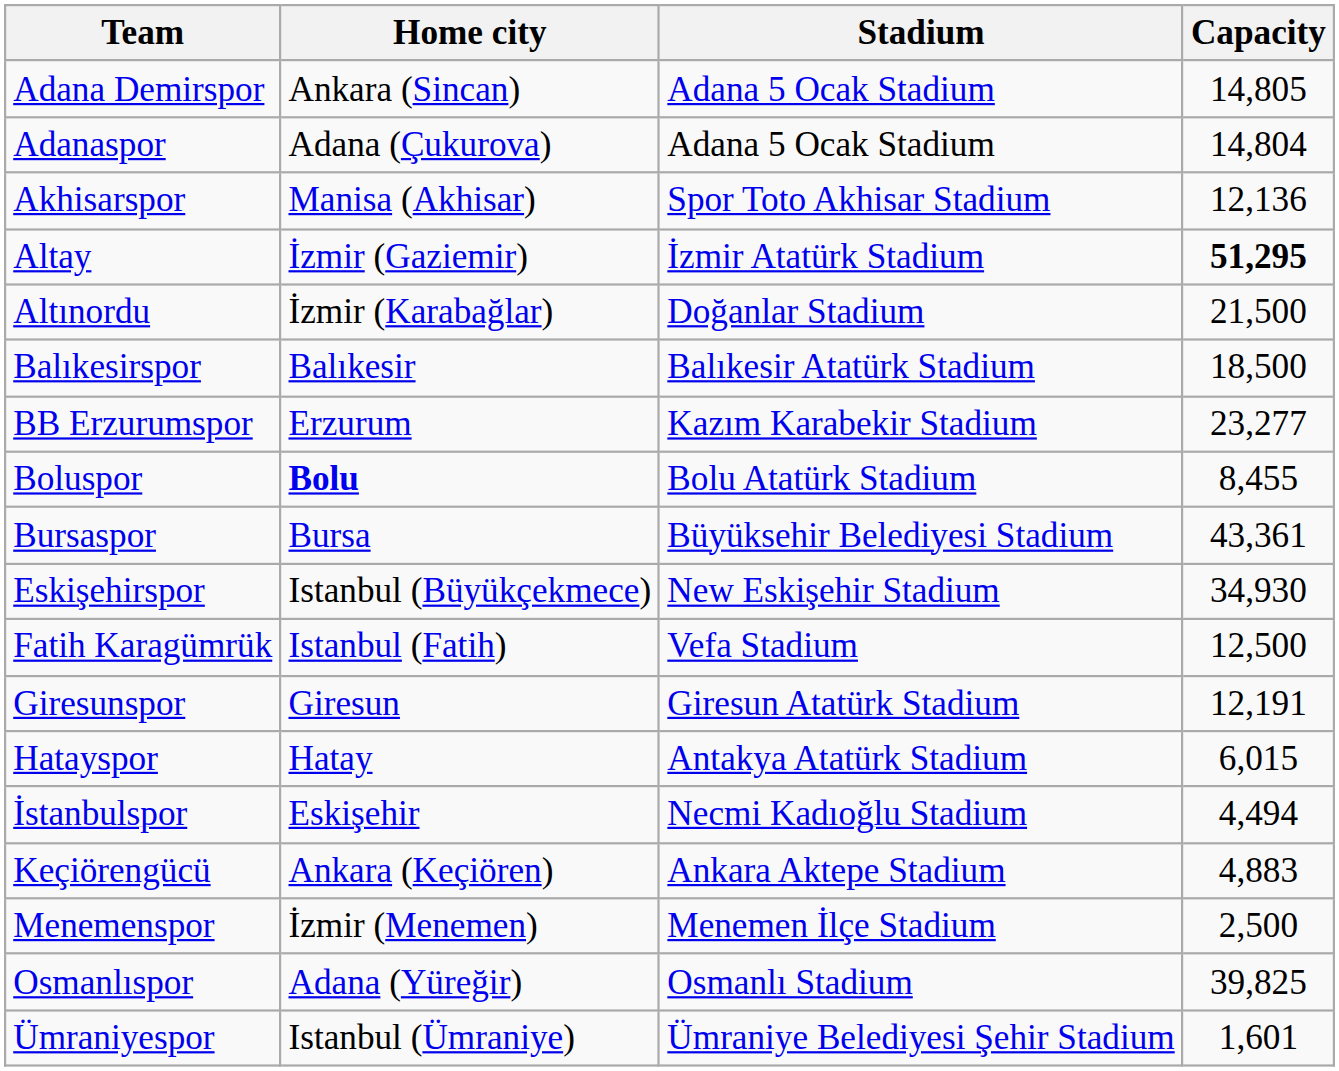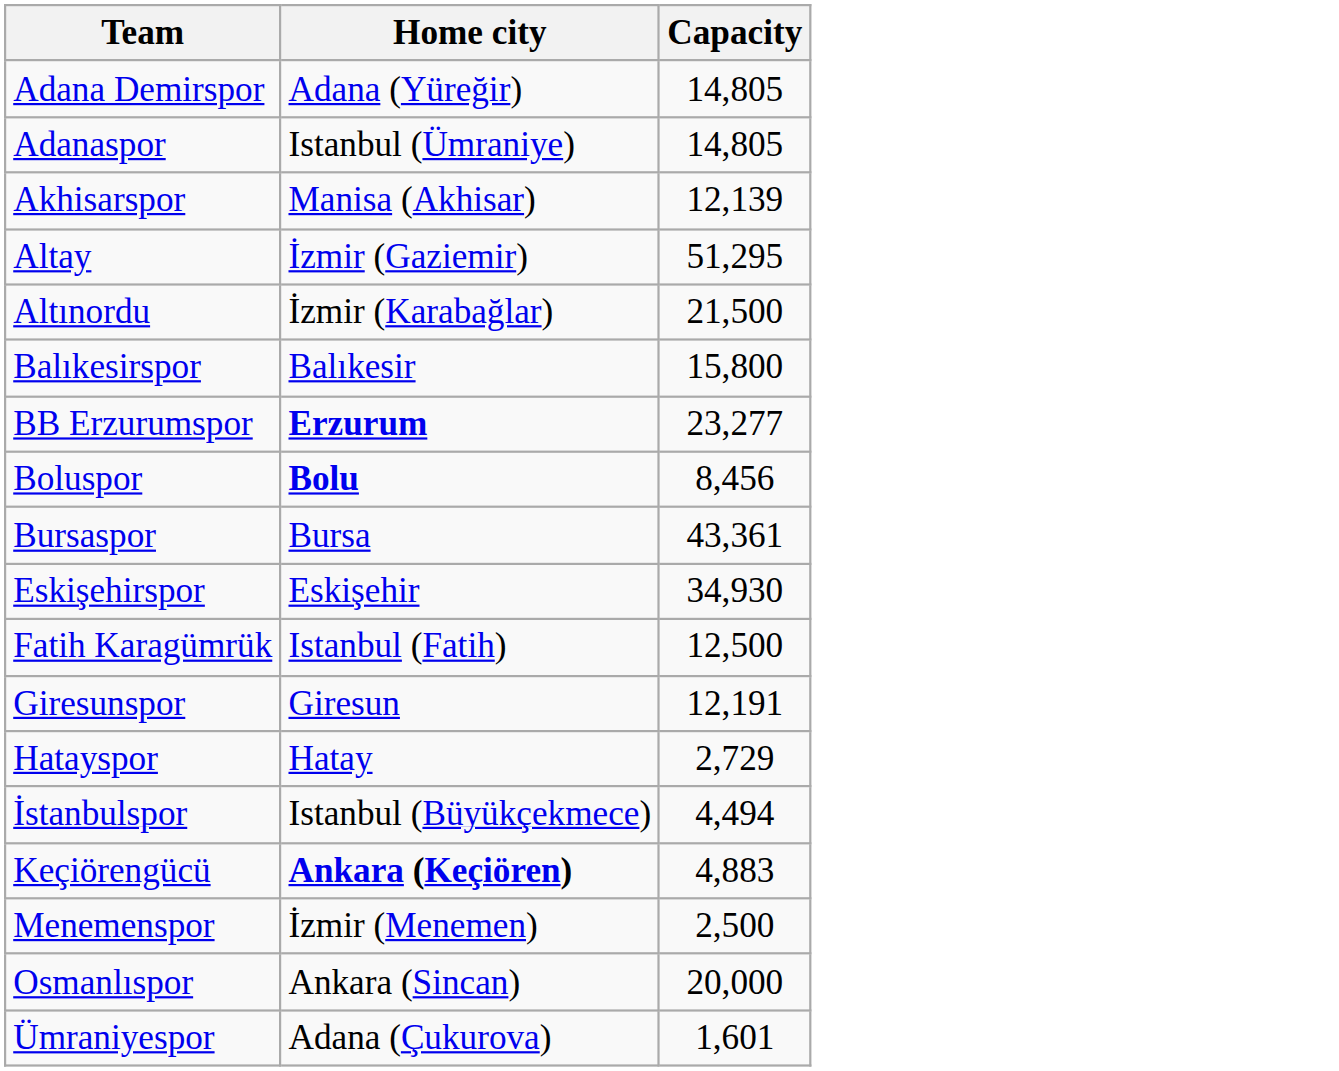- column: (921, 32)
(404, 88) Ankara (Sincan) -> (405, 88) Adana (Yüreğir)
(420, 144) Adana (Çukurova) -> (432, 144) Istanbul (Ümraniye)
(1258, 144) 14,804 -> (735, 144) 14,805
(1258, 199) 12,136 -> (735, 199) 12,139
(1258, 255) bold -> (735, 255) normal
(1258, 367) 18,500 -> (735, 367) 15,800
(350, 423) normal -> (358, 423) bold
(1258, 479) 8,455 -> (735, 479) 8,456
(470, 590) Istanbul (Büyükçekmece) -> (354, 590) Eskişehir
(1258, 758) 6,015 -> (735, 758) 2,729
(354, 813) Eskişehir -> (470, 813) Istanbul (Büyükçekmece)
(421, 869) normal -> (430, 869) bold
(405, 981) Adana (Yüreğir) -> (404, 981) Ankara (Sincan)
(1258, 981) 39,825 -> (735, 981) 20,000
(432, 1037) Istanbul (Ümraniye) -> (420, 1037) Adana (Çukurova)
